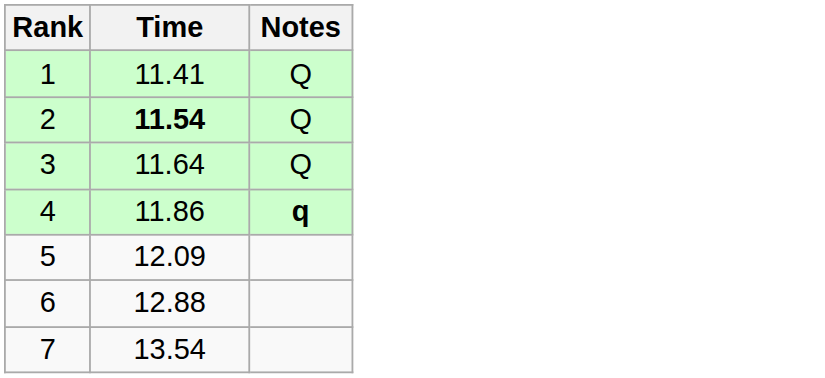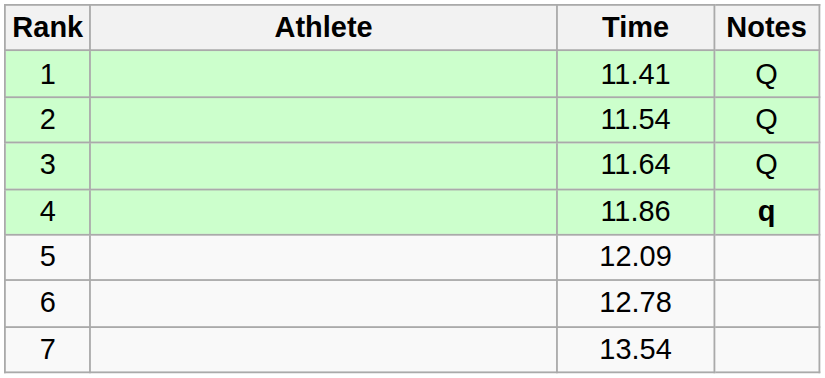+ column: (324, 27)
(170, 119) bold -> (636, 119) normal
(170, 303) 12.88 -> (636, 303) 12.78
